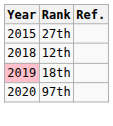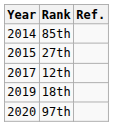+ row: (56, 34)
(22, 53) 2018 -> (22, 73) 2017
(22, 73) pink background -> (22, 92) no background
